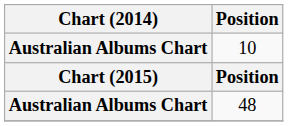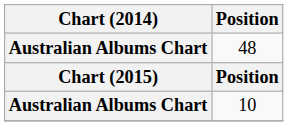rows swapped: (247, 47) <-> (247, 105)
